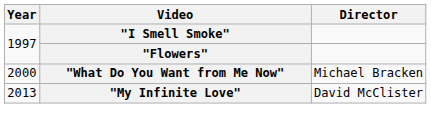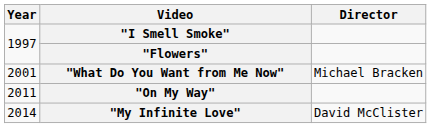(22, 73) 2000 -> (22, 73) 2001
+ row: (175, 93)
(22, 93) 2013 -> (22, 113) 2014
